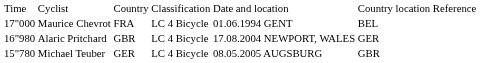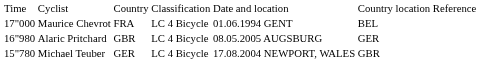(284, 38) 17.08.2004 NEWPORT, WALES -> (268, 38) 08.05.2005 AUGSBURG
(268, 53) 08.05.2005 AUGSBURG -> (284, 53) 17.08.2004 NEWPORT, WALES
